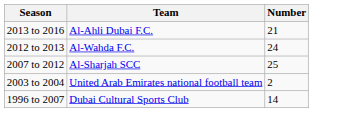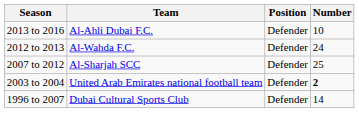+ column: (288, 13)
(273, 30) 21 -> (318, 30) 10
(270, 82) normal -> (316, 82) bold
